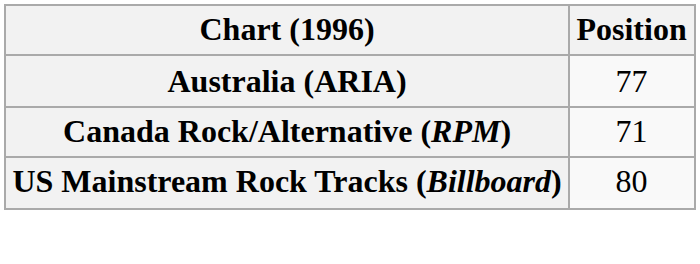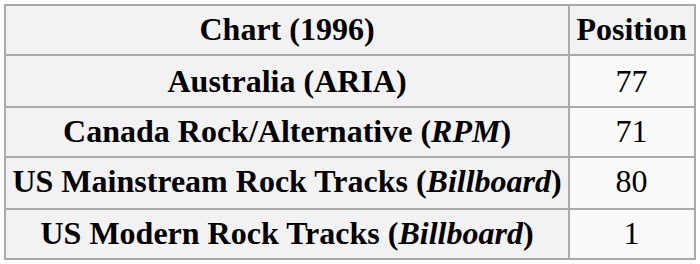+ row: (287, 232)
